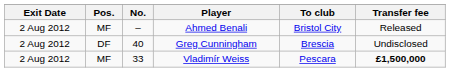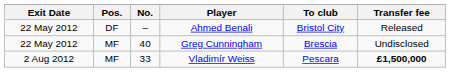(45, 27) 2 Aug 2012 -> (49, 27) 22 May 2012
(104, 27) MF -> (112, 27) DF
(45, 43) 2 Aug 2012 -> (49, 43) 22 May 2012
(104, 43) DF -> (112, 43) MF
